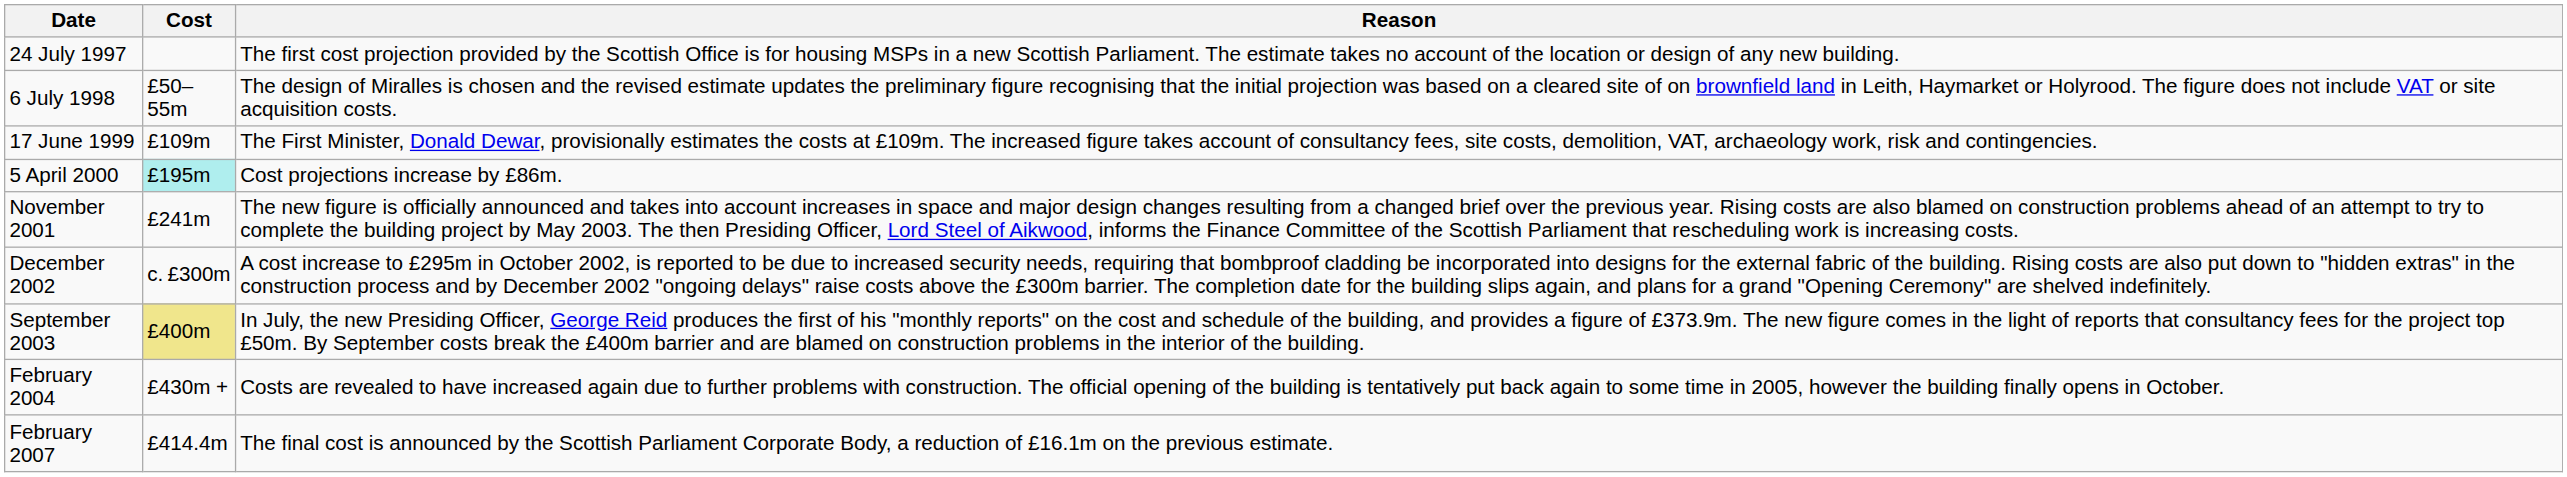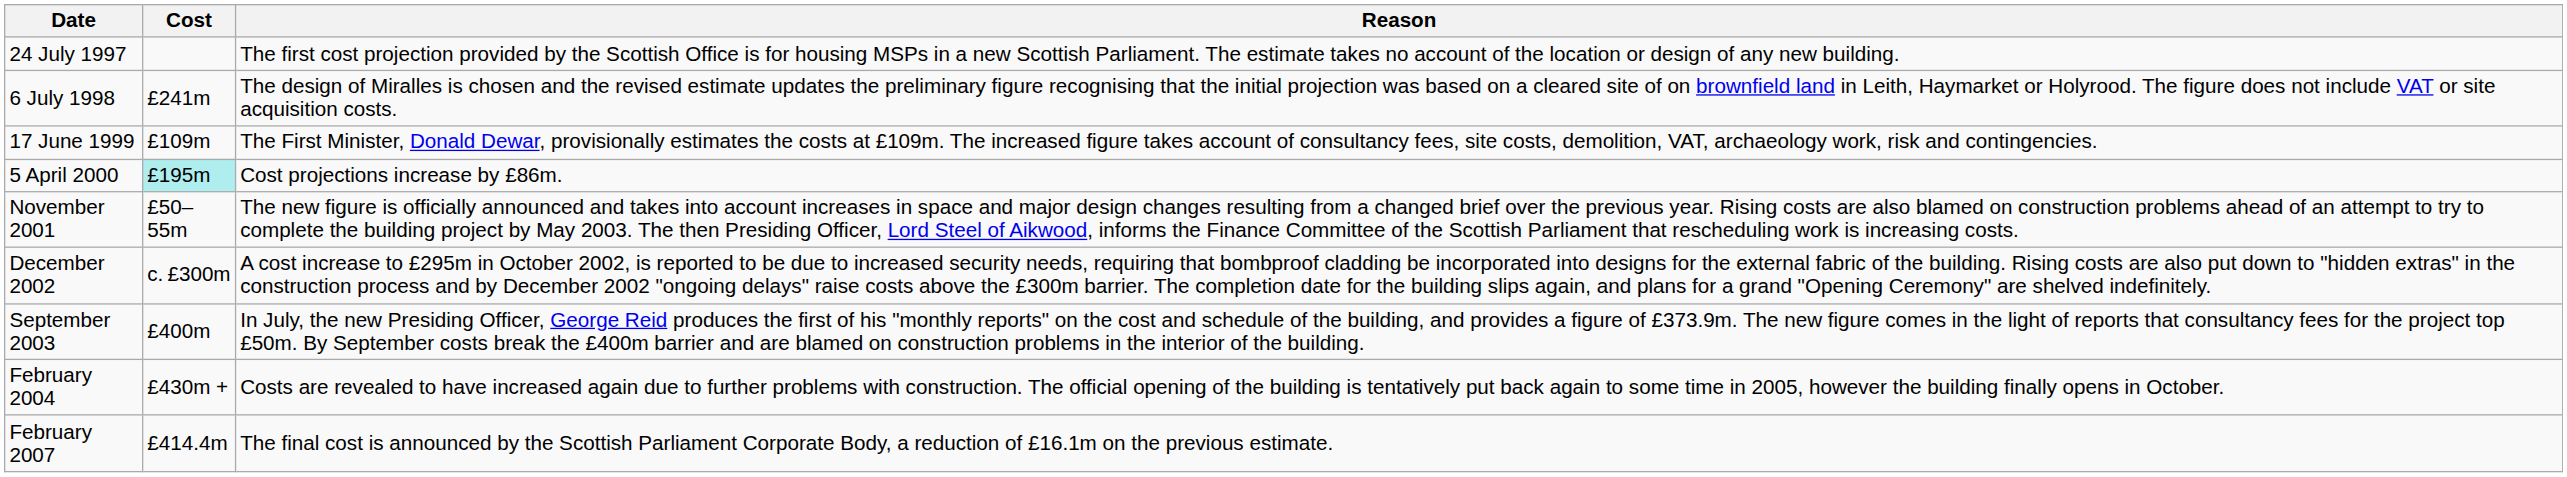(170, 97) £50–55m -> (179, 97) £241m
(179, 219) £241m -> (170, 219) £50–55m
(179, 331) khaki background -> (179, 331) no background
